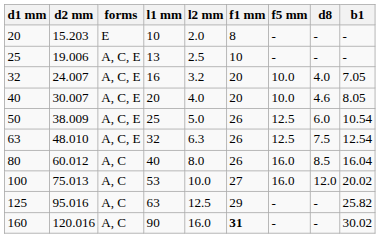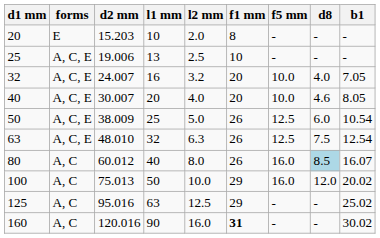columns swapped: (121, 14) <-> (74, 14)
(322, 160) no background -> (322, 160) lightblue background
(357, 160) 16.04 -> (357, 160) 16.07
(153, 181) 53 -> (153, 181) 50
(236, 181) 27 -> (236, 181) 29
(357, 202) 25.82 -> (357, 202) 25.02
